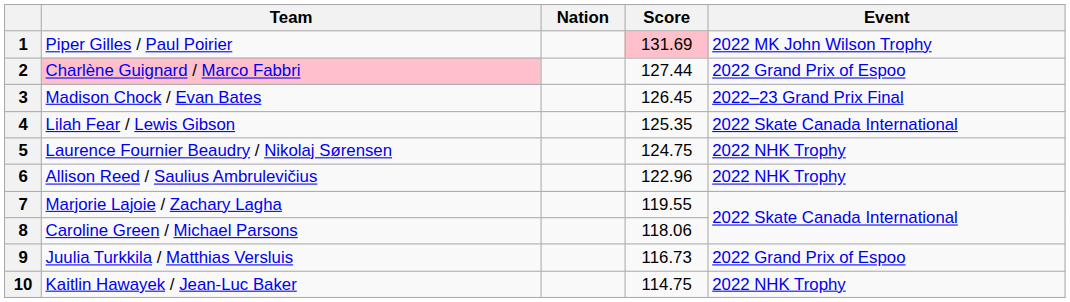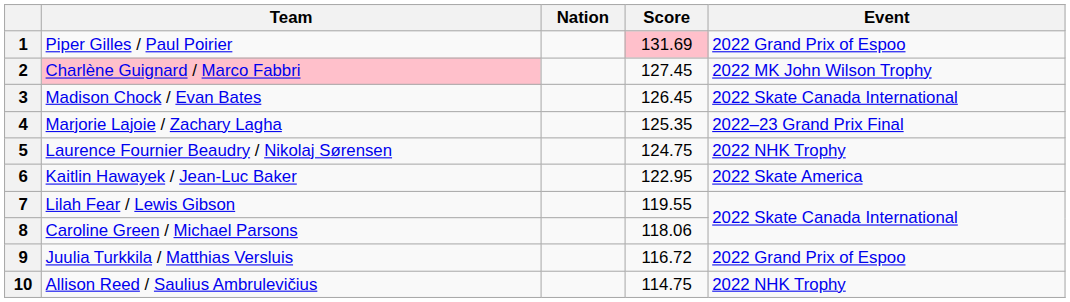(822, 44) 2022 MK John Wilson Trophy -> (809, 44) 2022 Grand Prix of Espoo
(667, 71) 127.44 -> (667, 71) 127.45
(809, 71) 2022 Grand Prix of Espoo -> (822, 71) 2022 MK John Wilson Trophy
(808, 97) 2022–23 Grand Prix Final -> (835, 97) 2022 Skate Canada International
(140, 124) Lilah Fear / Lewis Gibson -> (164, 124) Marjorie Lajoie / Zachary Lagha
(835, 124) 2022 Skate Canada International -> (808, 124) 2022–23 Grand Prix Final
(181, 177) Allison Reed / Saulius Ambrulevičius -> (171, 177) Kaitlin Hawayek / Jean-Luc Baker
(667, 177) 122.96 -> (667, 177) 122.95
(779, 177) 2022 NHK Trophy -> (787, 177) 2022 Skate America
(164, 204) Marjorie Lajoie / Zachary Lagha -> (140, 204) Lilah Fear / Lewis Gibson
(667, 257) 116.73 -> (667, 257) 116.72
(171, 284) Kaitlin Hawayek / Jean-Luc Baker -> (181, 284) Allison Reed / Saulius Ambrulevičius
